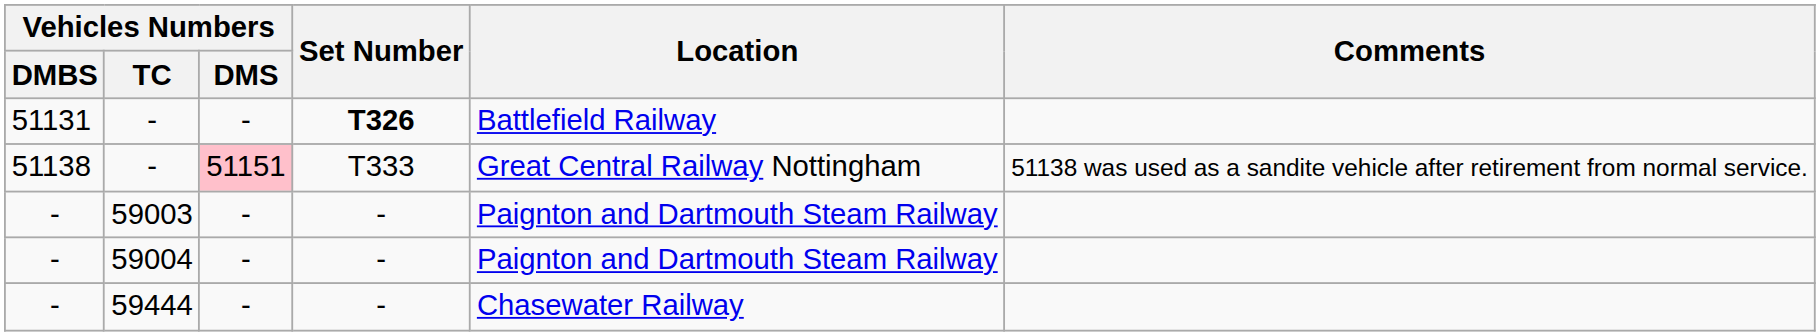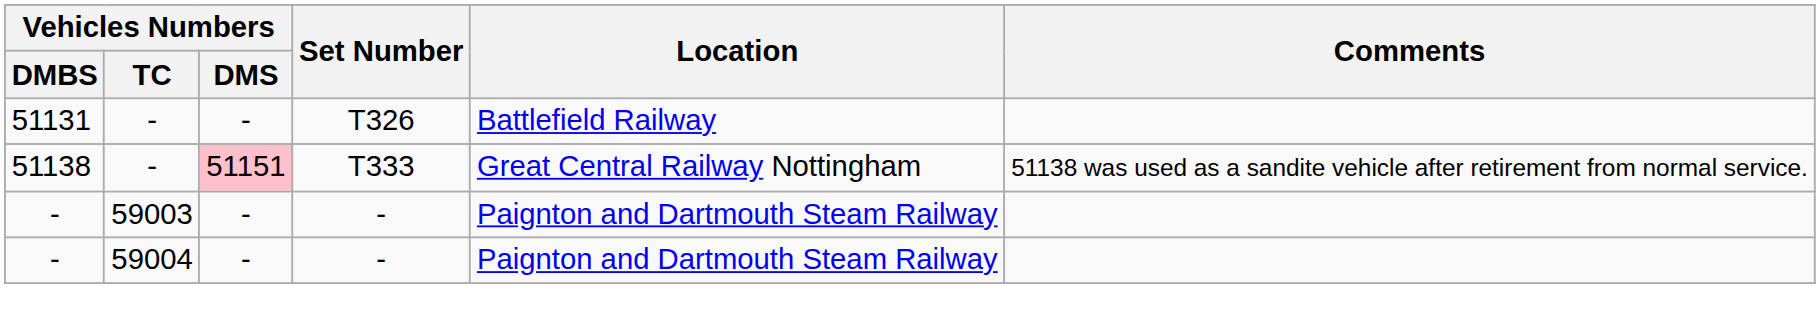(381, 120) bold -> (381, 120) normal
- row: (55, 306)
